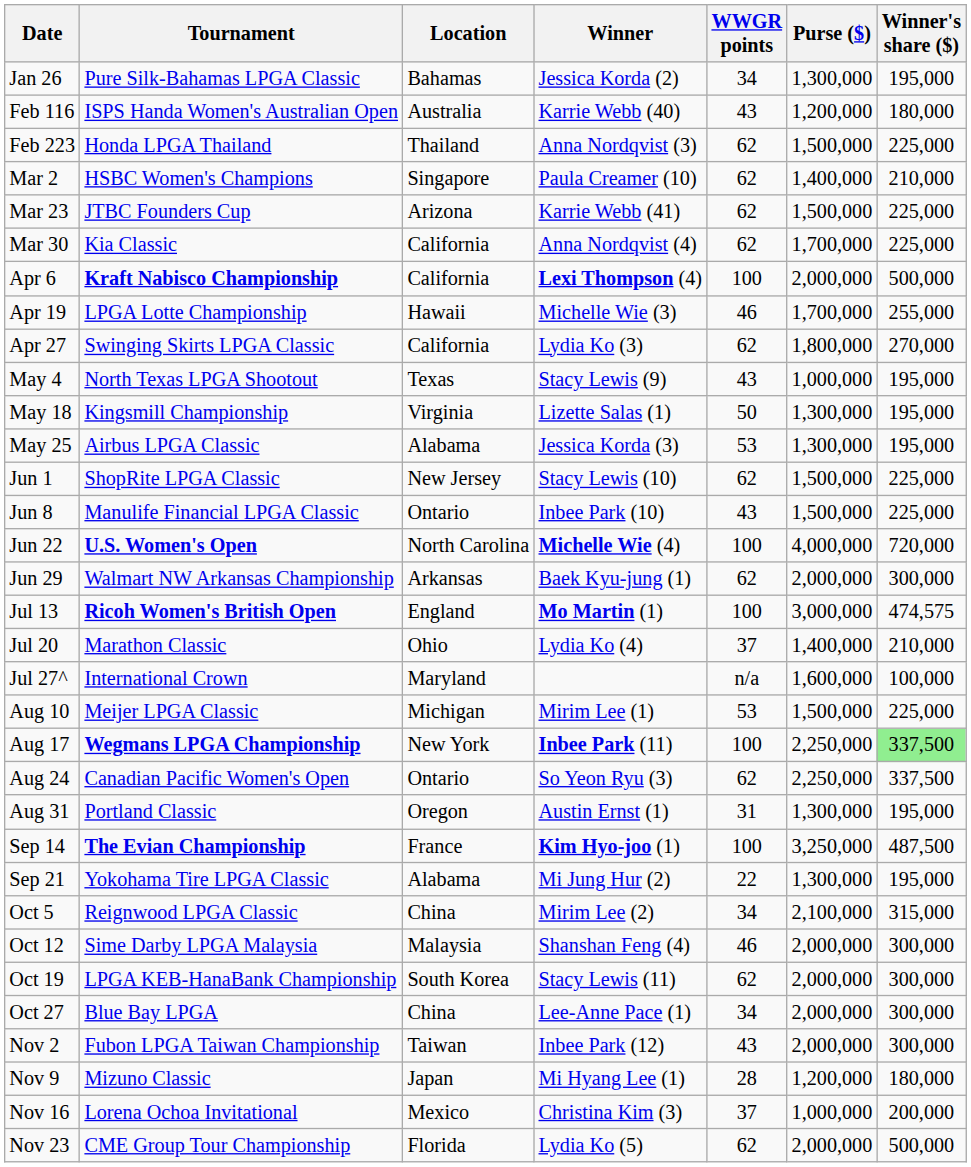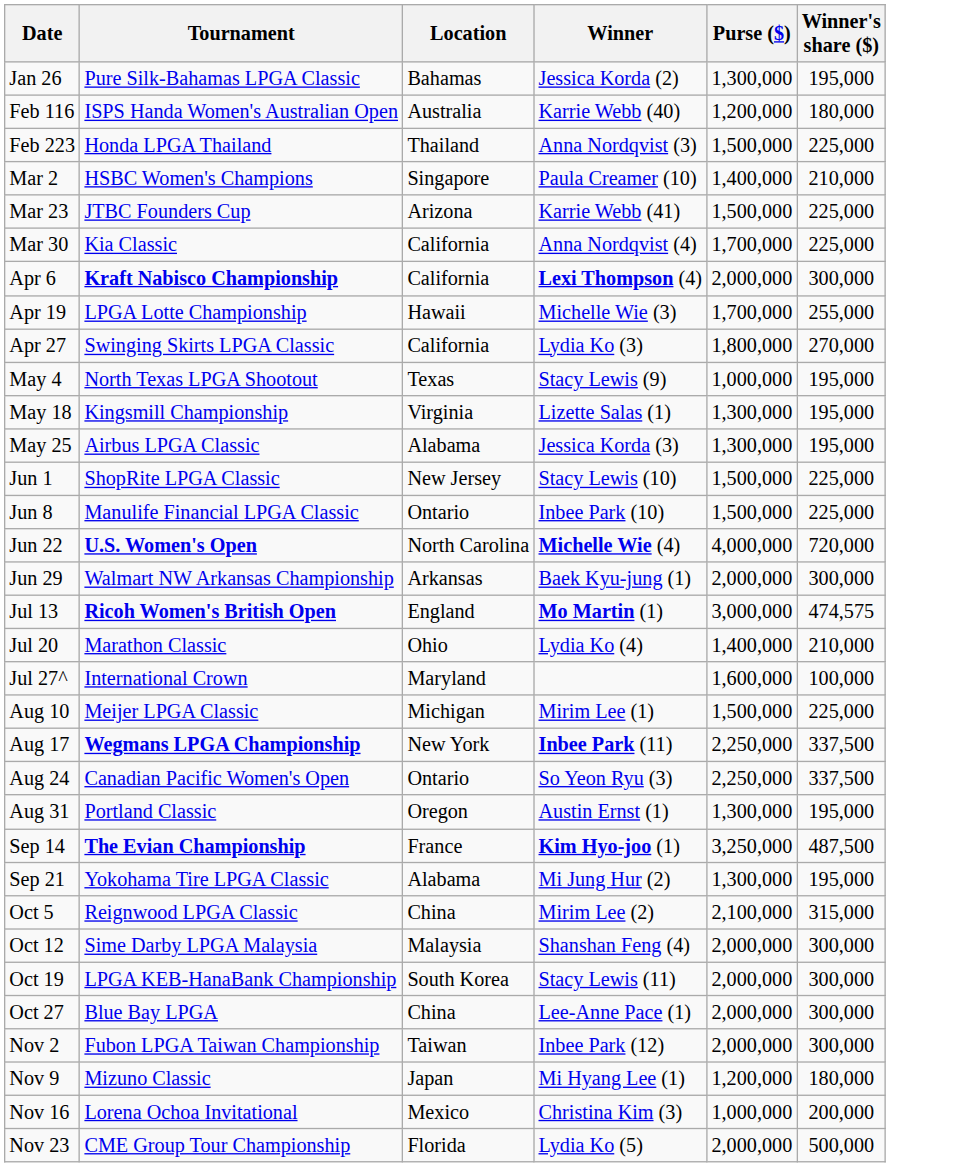- column: (747, 33)
(921, 278) 500,000 -> (841, 278) 300,000
(921, 745) lightgreen background -> (841, 745) no background
